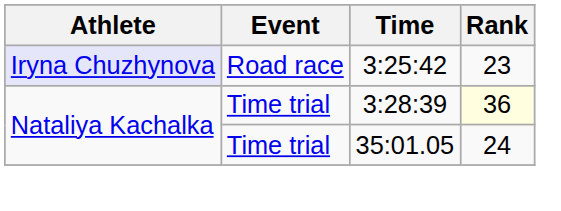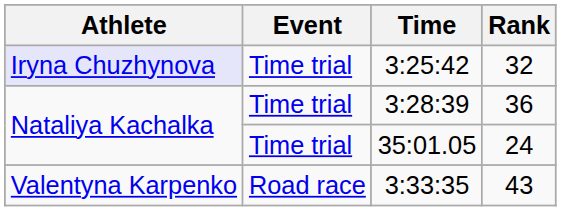(285, 65) Road race -> (301, 65) Time trial
(497, 65) 23 -> (519, 65) 32
(497, 105) lightyellow background -> (519, 105) no background
+ row: (427, 185)
